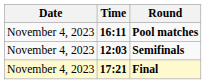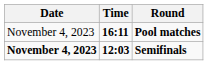(51, 50) normal -> (52, 50) bold
- row: (145, 69)
